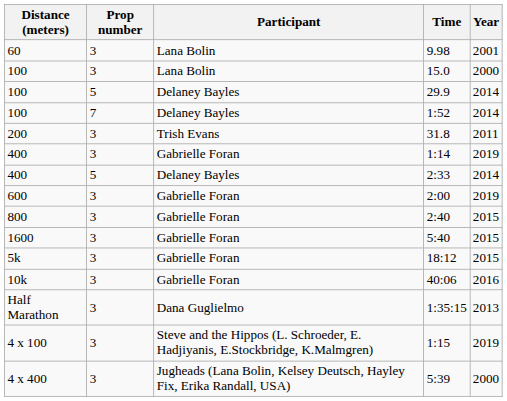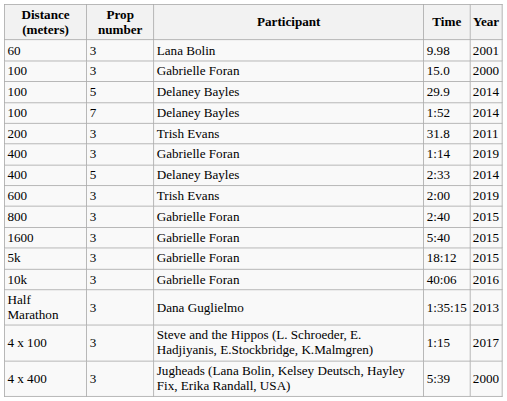(186, 71) Lana Bolin -> (198, 71) Gabrielle Foran
(198, 196) Gabrielle Foran -> (188, 196) Trish Evans
(486, 343) 2019 -> (486, 343) 2017
